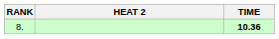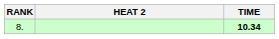(249, 27) 10.36 -> (249, 27) 10.34
